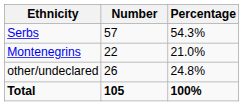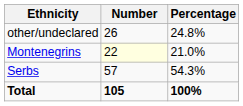rows swapped: (23, 33) <-> (53, 71)
(111, 52) no background -> (111, 52) lightyellow background
